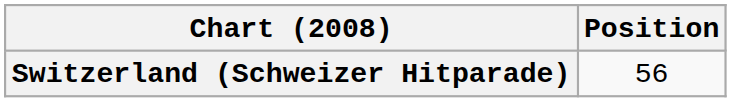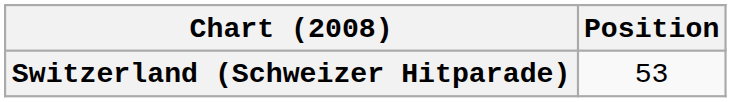(652, 74) 56 -> (652, 74) 53
